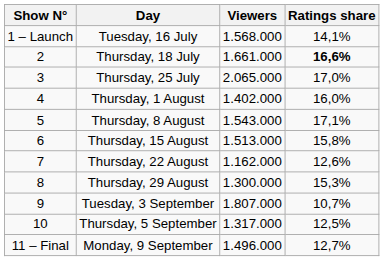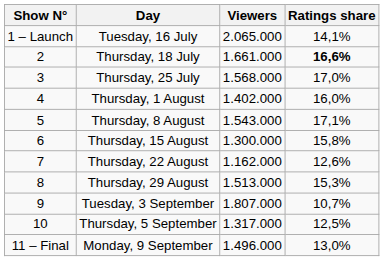(252, 36) 1.568.000 -> (252, 36) 2.065.000
(252, 78) 2.065.000 -> (252, 78) 1.568.000
(252, 141) 1.513.000 -> (252, 141) 1.300.000
(252, 183) 1.300.000 -> (252, 183) 1.513.000
(332, 246) 12,7% -> (332, 246) 13,0%
